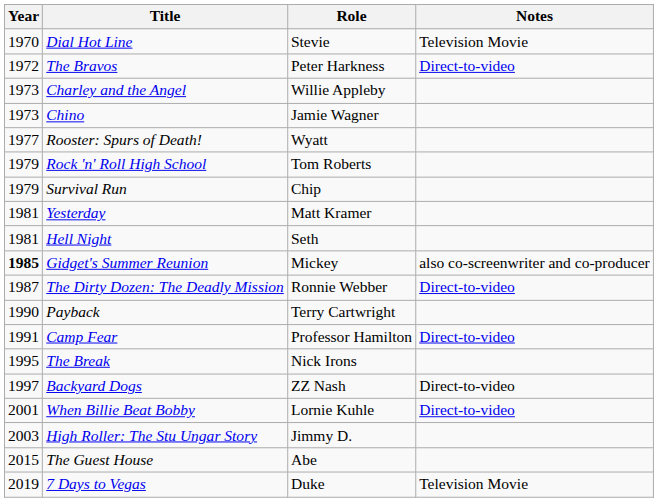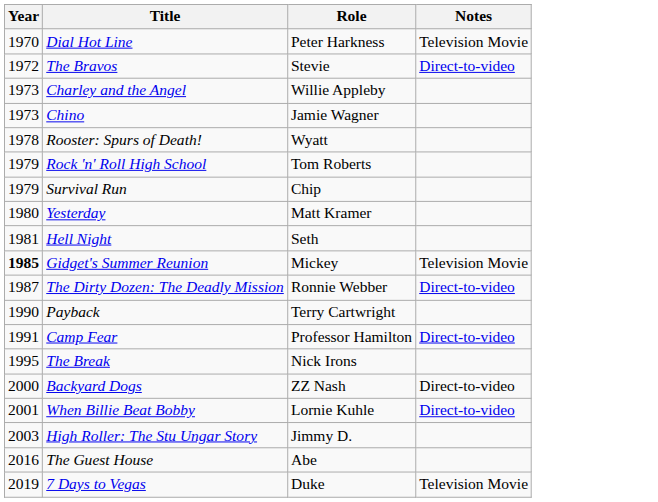(310, 41) Stevie -> (338, 41) Peter Harkness
(338, 66) Peter Harkness -> (310, 66) Stevie
(24, 139) 1977 -> (24, 139) 1978
(24, 213) 1981 -> (24, 213) 1980
(534, 262) also co-screenwriter and co-producer -> (474, 262) Television Movie
(24, 386) 1997 -> (24, 386) 2000
(24, 459) 2015 -> (24, 459) 2016
